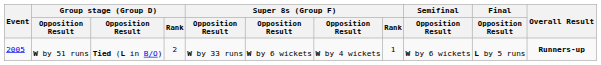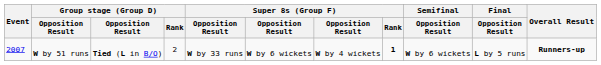(15, 49) 2005 -> (15, 49) 2007
(393, 49) normal -> (393, 49) bold
